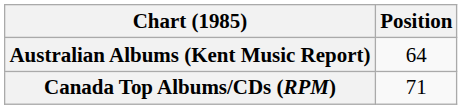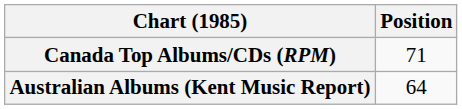rows swapped: (190, 54) <-> (190, 87)
